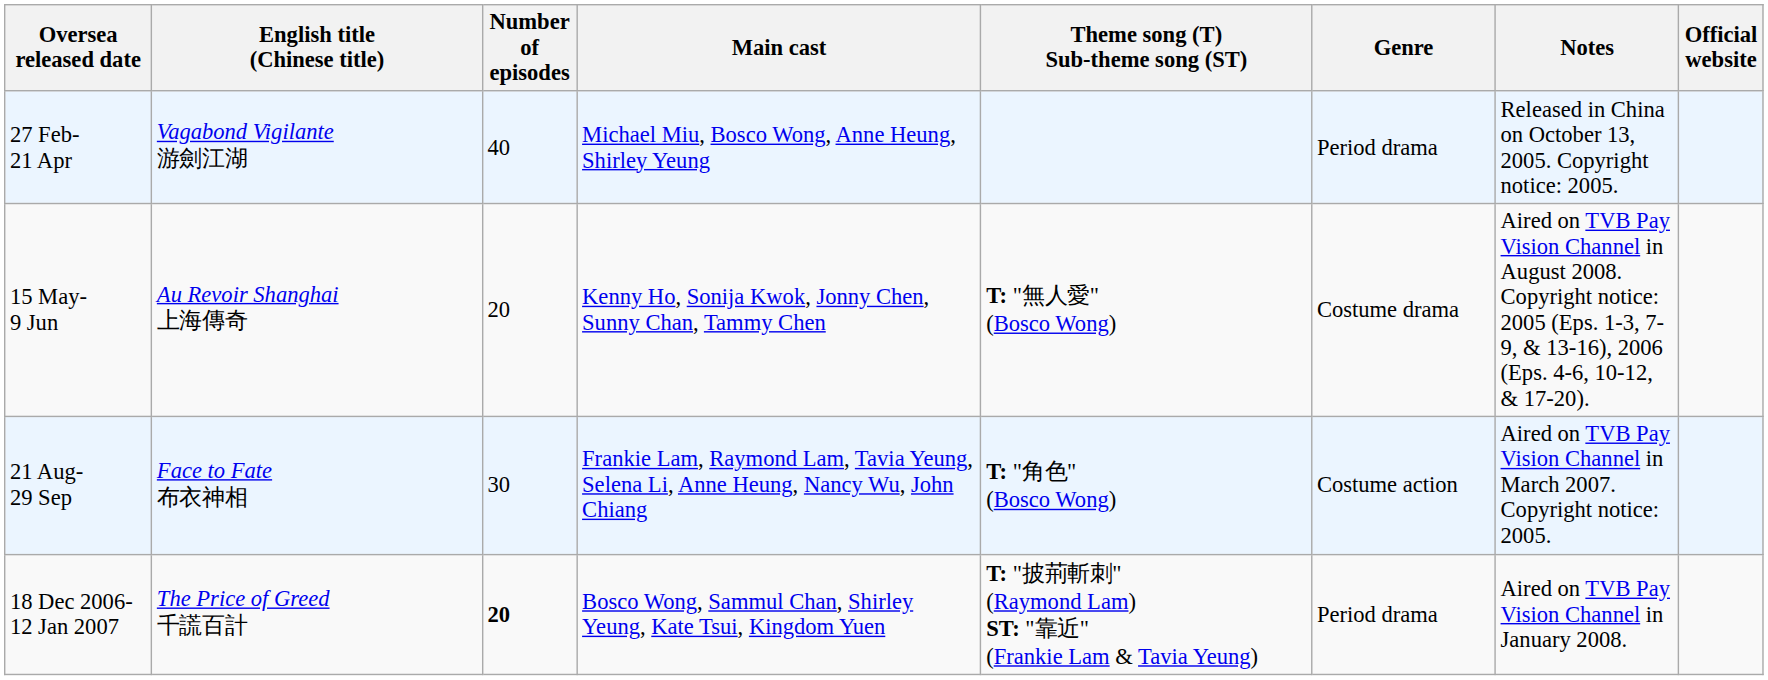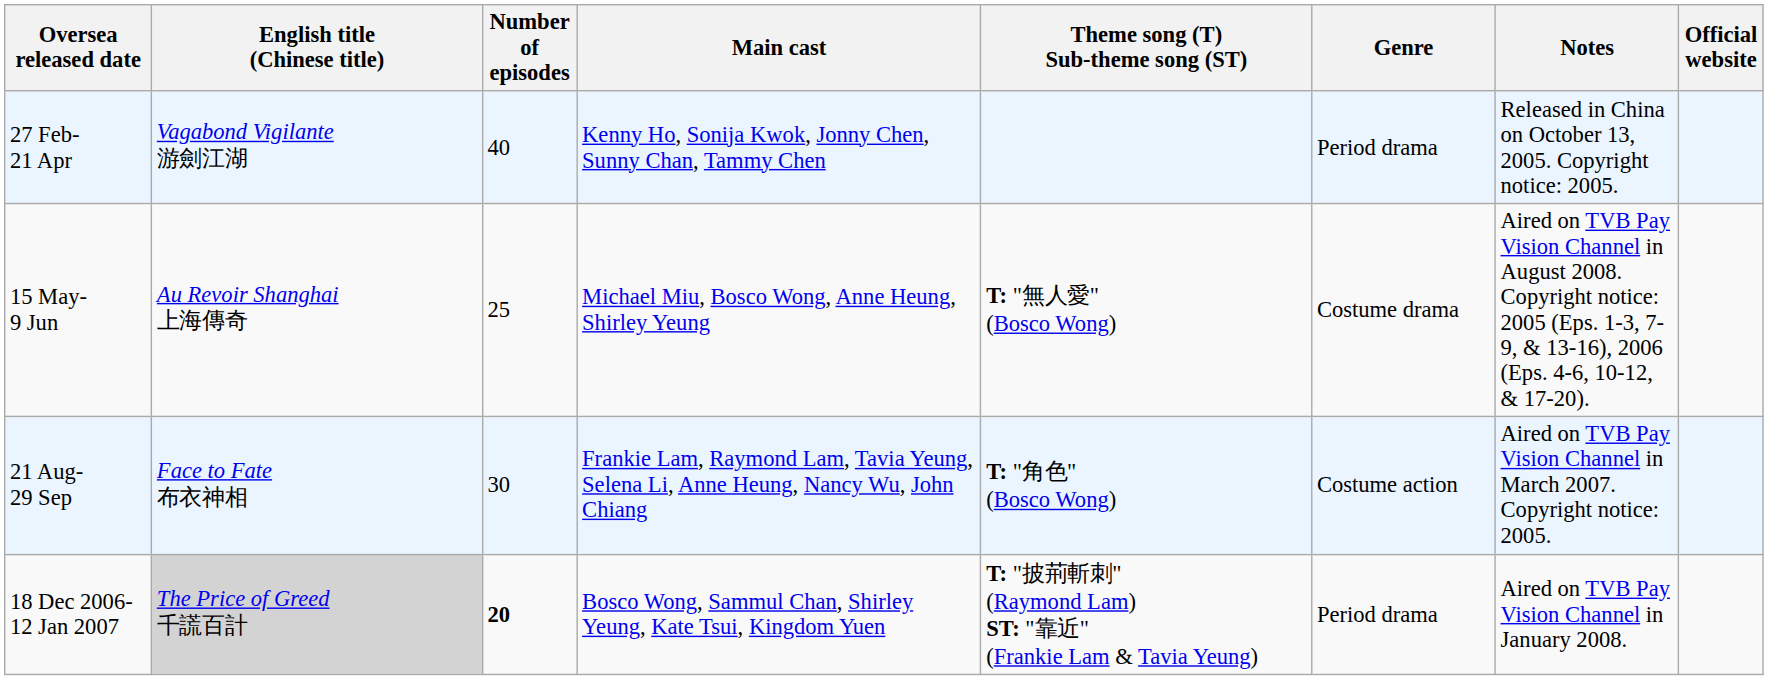(769, 146) Michael Miu, Bosco Wong, Anne Heung, Shirley Yeung -> (756, 146) Kenny Ho, Sonija Kwok, Jonny Chen, Sunny Chan, Tammy Chen
(499, 309) 20 -> (499, 309) 25
(756, 309) Kenny Ho, Sonija Kwok, Jonny Chen, Sunny Chan, Tammy Chen -> (769, 309) Michael Miu, Bosco Wong, Anne Heung, Shirley Yeung
(243, 612) no background -> (243, 612) lightgrey background
